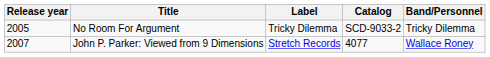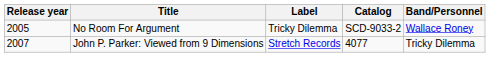(440, 28) Tricky Dilemma -> (440, 28) Wallace Roney
(440, 44) Wallace Roney -> (440, 44) Tricky Dilemma
